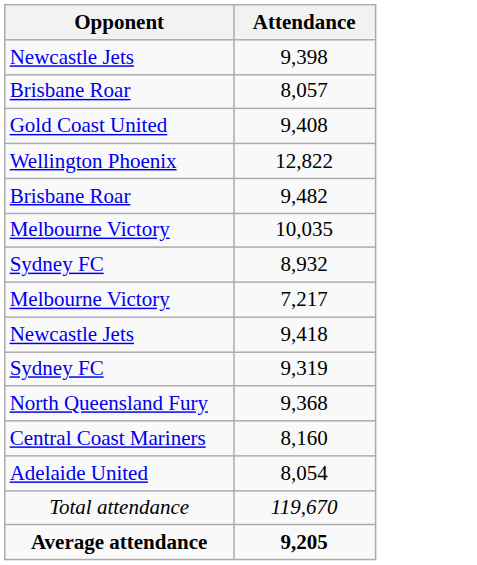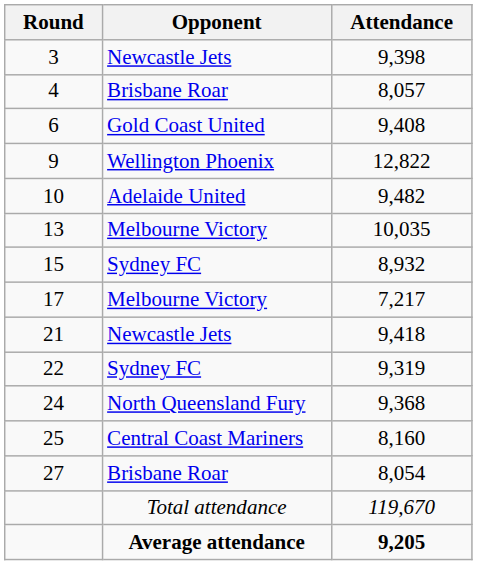+ column: (53, 22)
(70, 195) Brisbane Roar -> (176, 195) Adelaide United
(79, 473) Adelaide United -> (168, 473) Brisbane Roar
